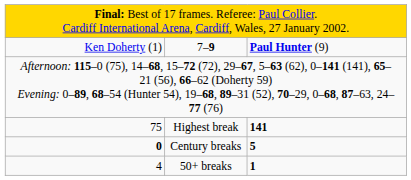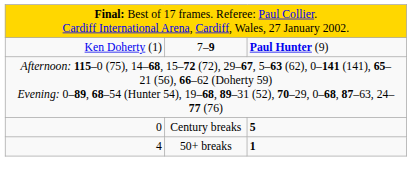- row: (206, 127)
(159, 146) bold -> (159, 127) normal
